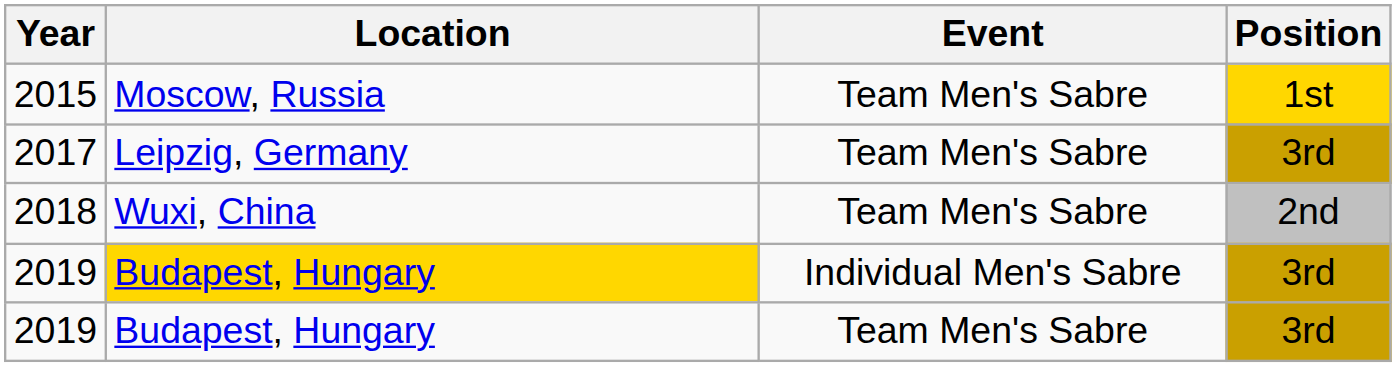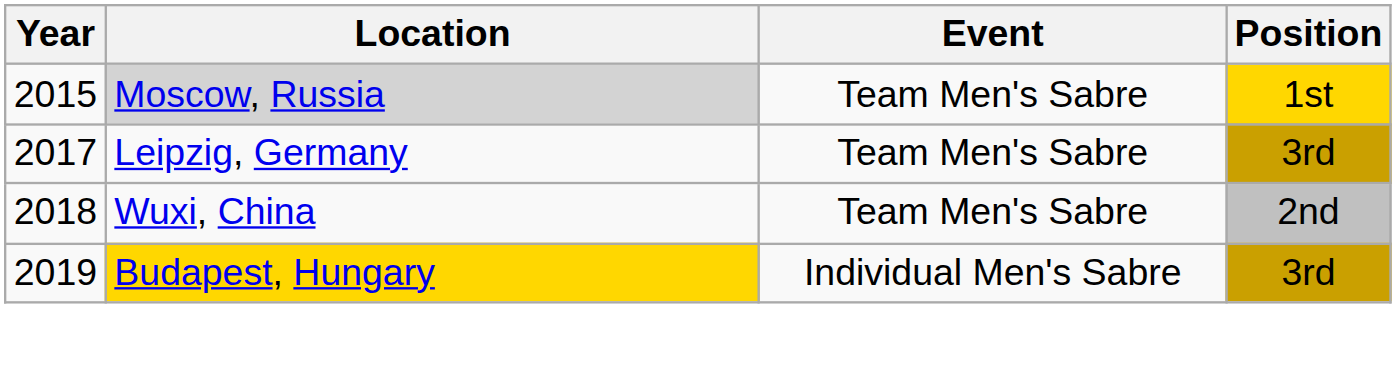(250, 93) no background -> (250, 93) lightgrey background
- row: (55, 331)
